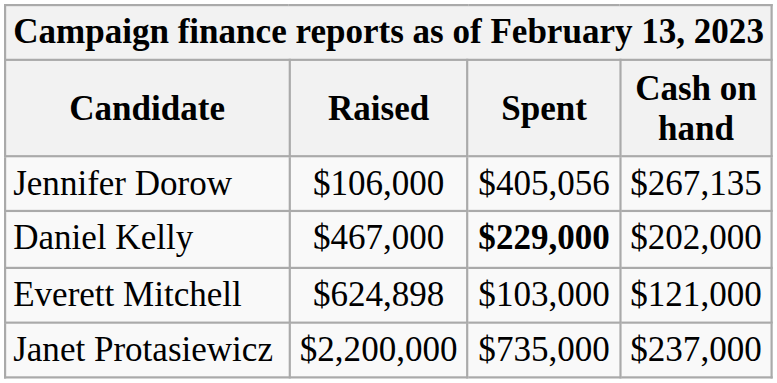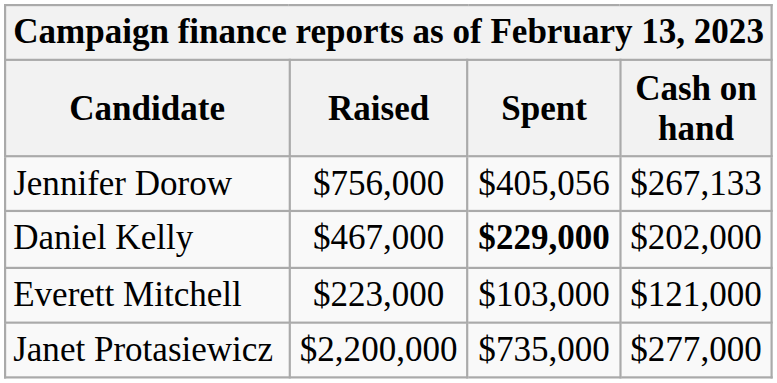(379, 182) $106,000 -> (379, 182) $756,000
(696, 182) $267,135 -> (696, 182) $267,133
(379, 293) $624,898 -> (379, 293) $223,000
(696, 349) $237,000 -> (696, 349) $277,000
